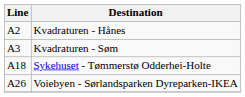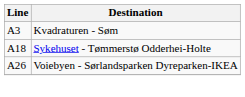- row: (79, 30)
